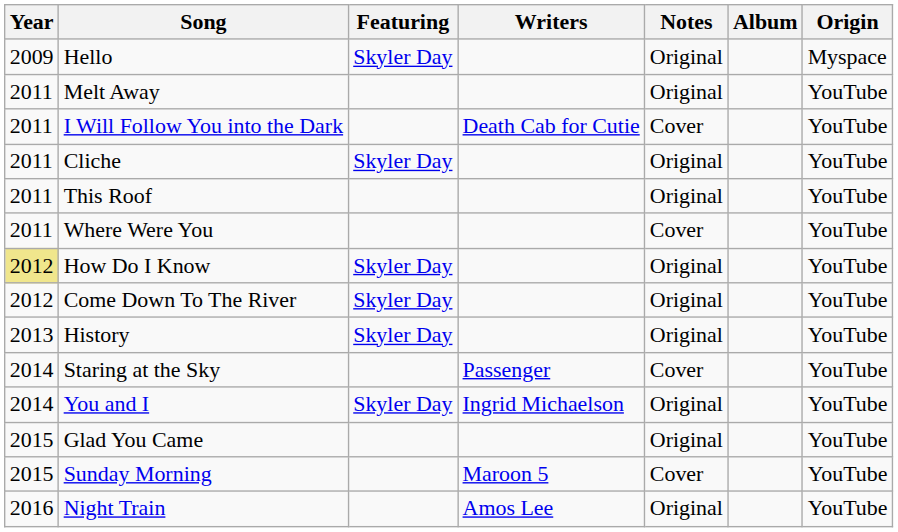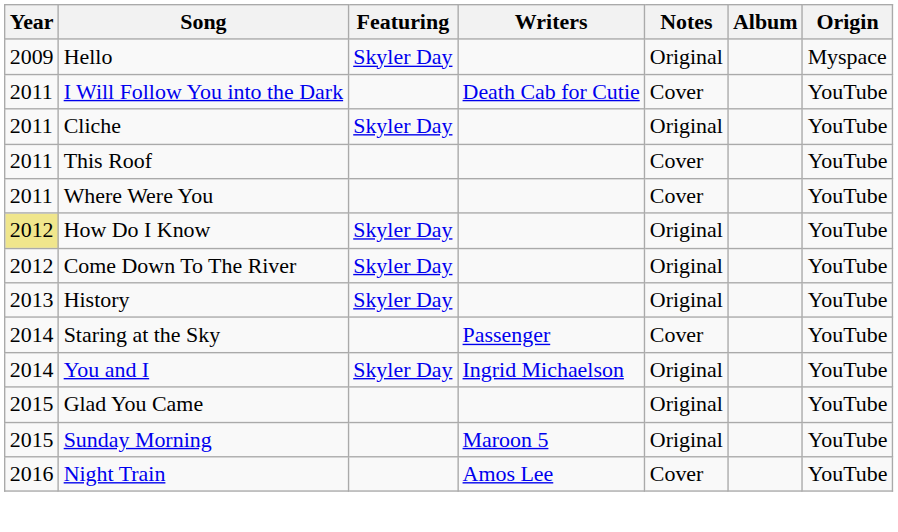- row: (112, 91)
(686, 195) Original -> (677, 160) Cover
(677, 473) Cover -> (686, 439) Original
(686, 508) Original -> (677, 473) Cover
